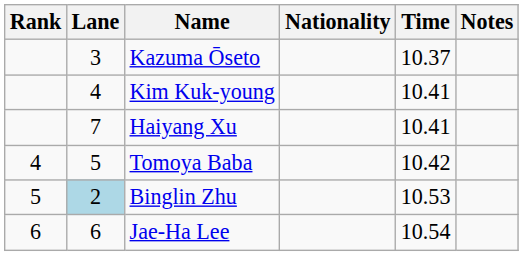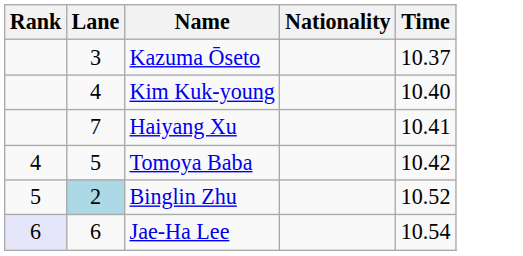- column: (487, 22)
(426, 92) 10.41 -> (426, 92) 10.40
(426, 197) 10.53 -> (426, 197) 10.52
(36, 232) no background -> (36, 232) lavender background
